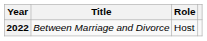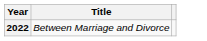- column: (185, 12)
